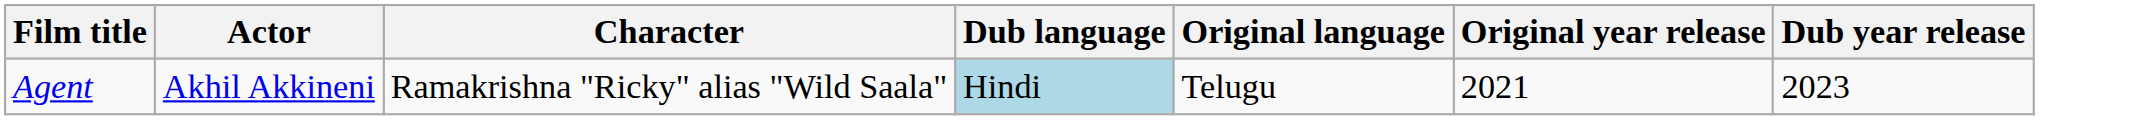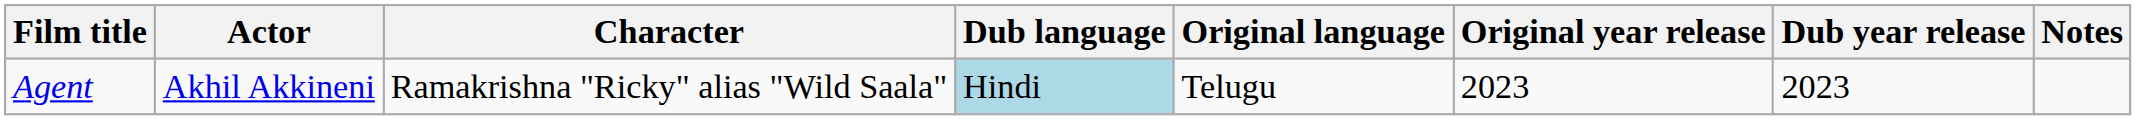+ column: (2082, 31)
(1495, 85) 2021 -> (1495, 85) 2023
